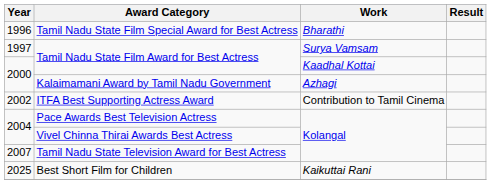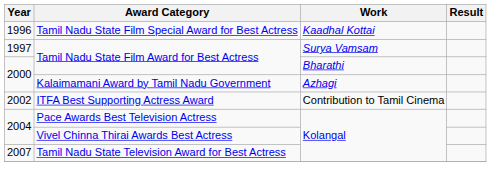(323, 30) Bharathi -> (339, 30) Kaadhal Kottai
(339, 65) Kaadhal Kottai -> (323, 65) Bharathi
- row: (19, 170)
